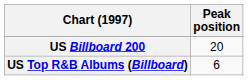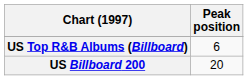rows swapped: (97, 46) <-> (97, 65)
